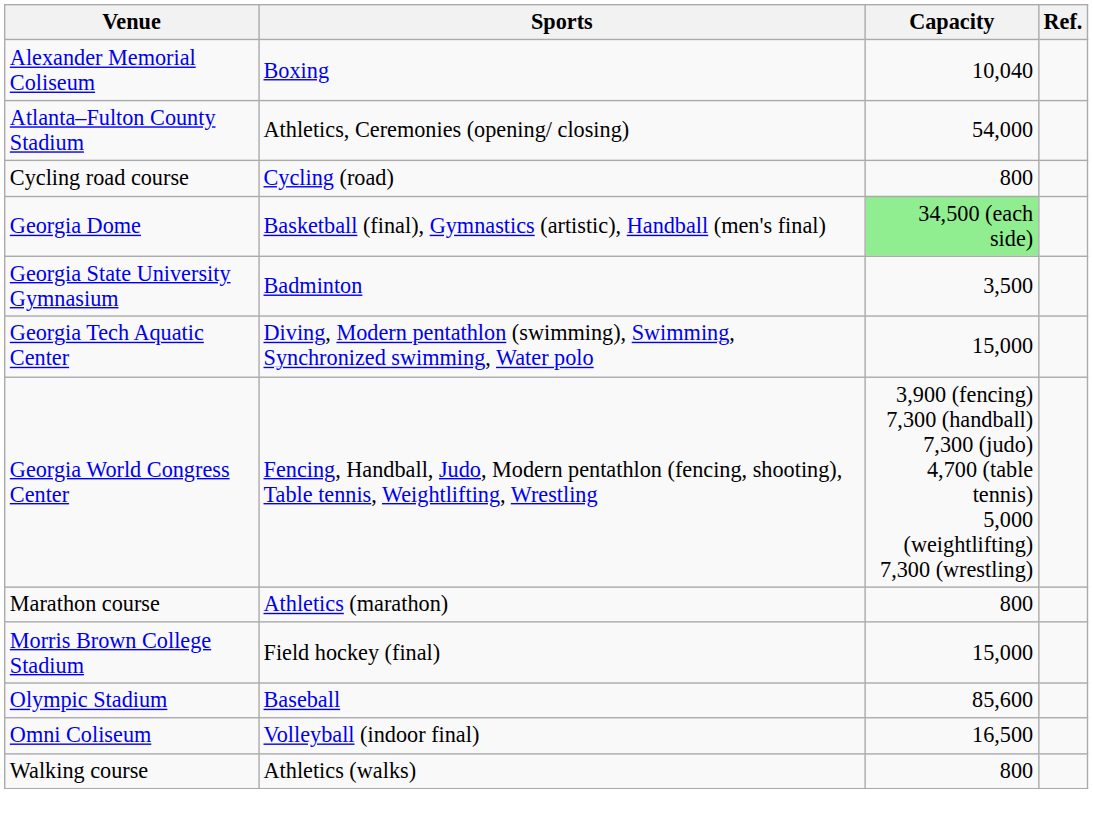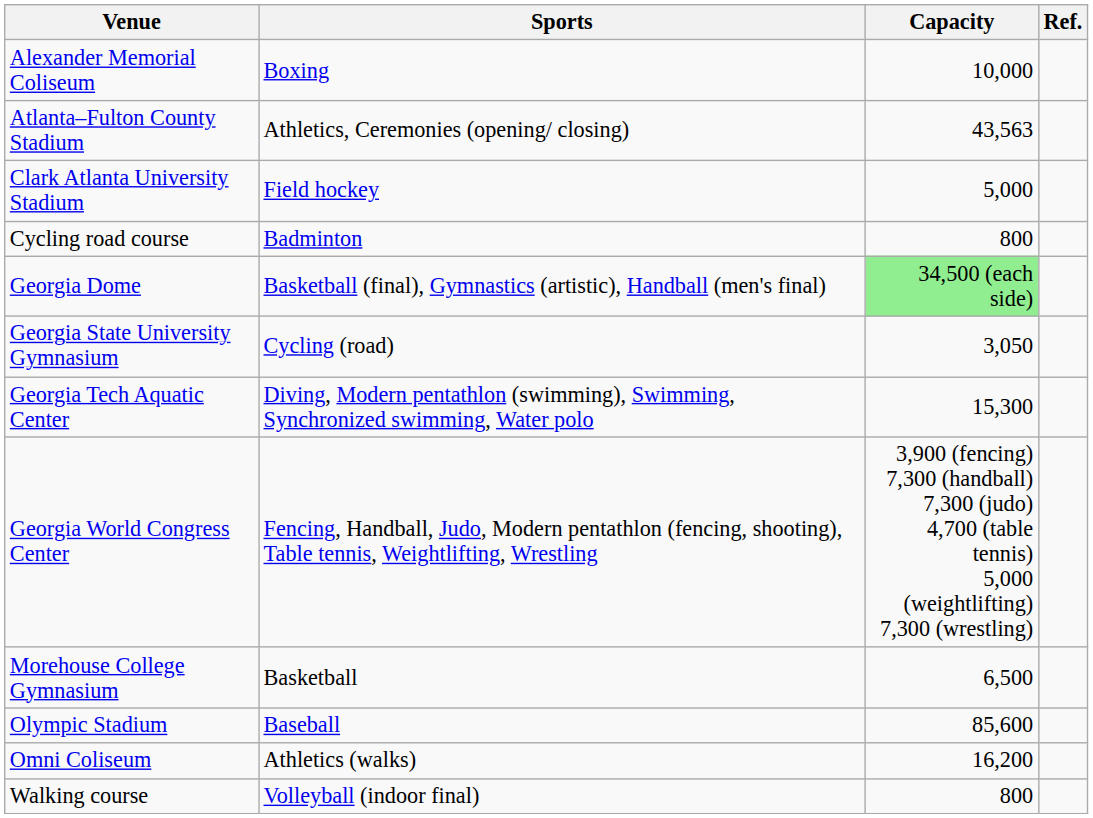(1003, 69) 10,040 -> (1003, 69) 10,000
(1003, 130) 54,000 -> (1003, 130) 43,563
+ row: (119, 190)
(329, 177) Cycling (road) -> (313, 238) Badminton
(313, 286) Badminton -> (329, 346) Cycling (road)
(1008, 286) 3,500 -> (1008, 346) 3,050
(1003, 346) 15,000 -> (1003, 406) 15,300
- row: (85, 604)
+ row: (97, 677)
- row: (111, 652)
(371, 735) Volleyball (indoor final) -> (340, 760) Athletics (walks)
(1003, 735) 16,500 -> (1003, 760) 16,200
(340, 770) Athletics (walks) -> (371, 795) Volleyball (indoor final)
